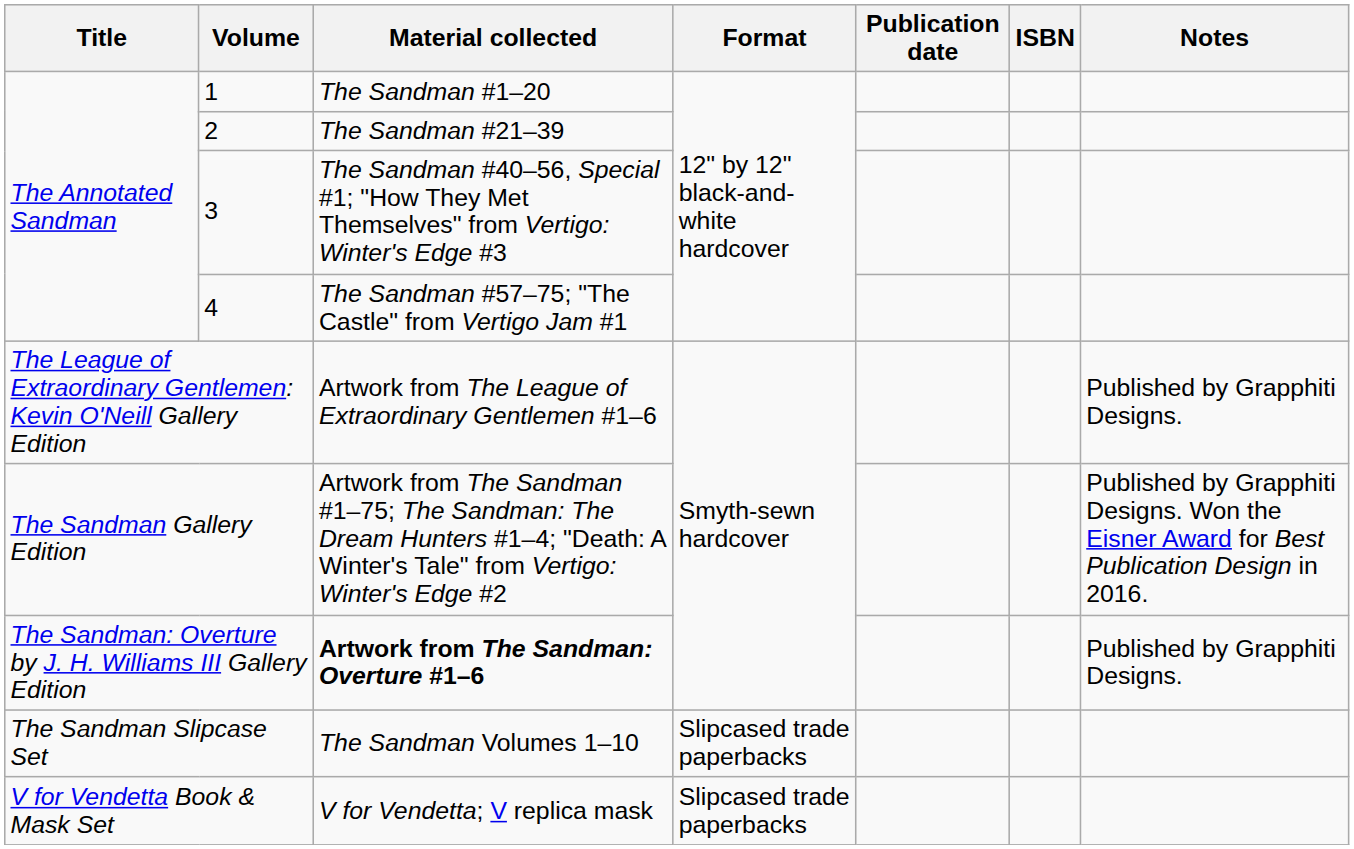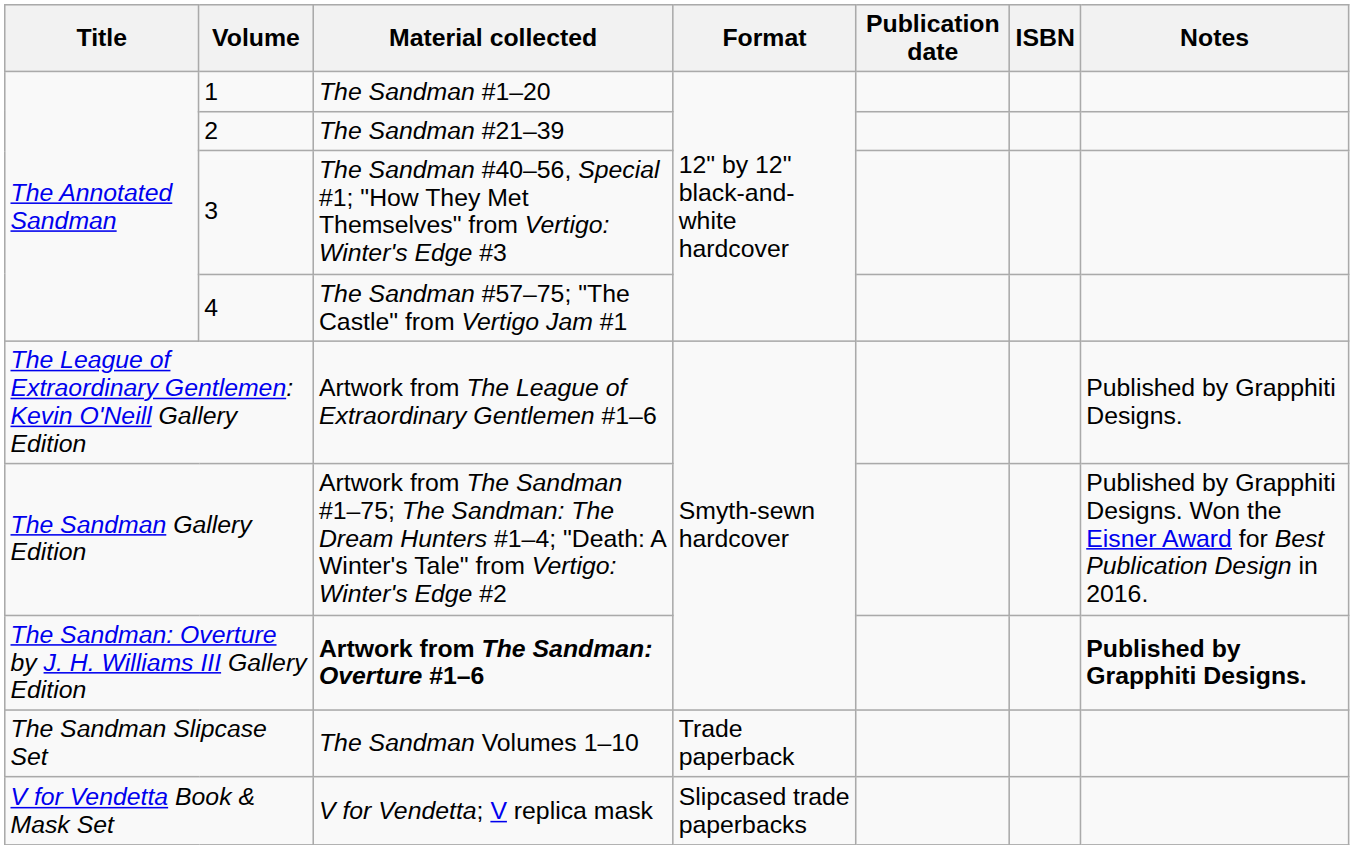(1211, 662) normal -> (1196, 662) bold
(764, 743) Slipcased trade paperbacks -> (737, 743) Trade paperback
